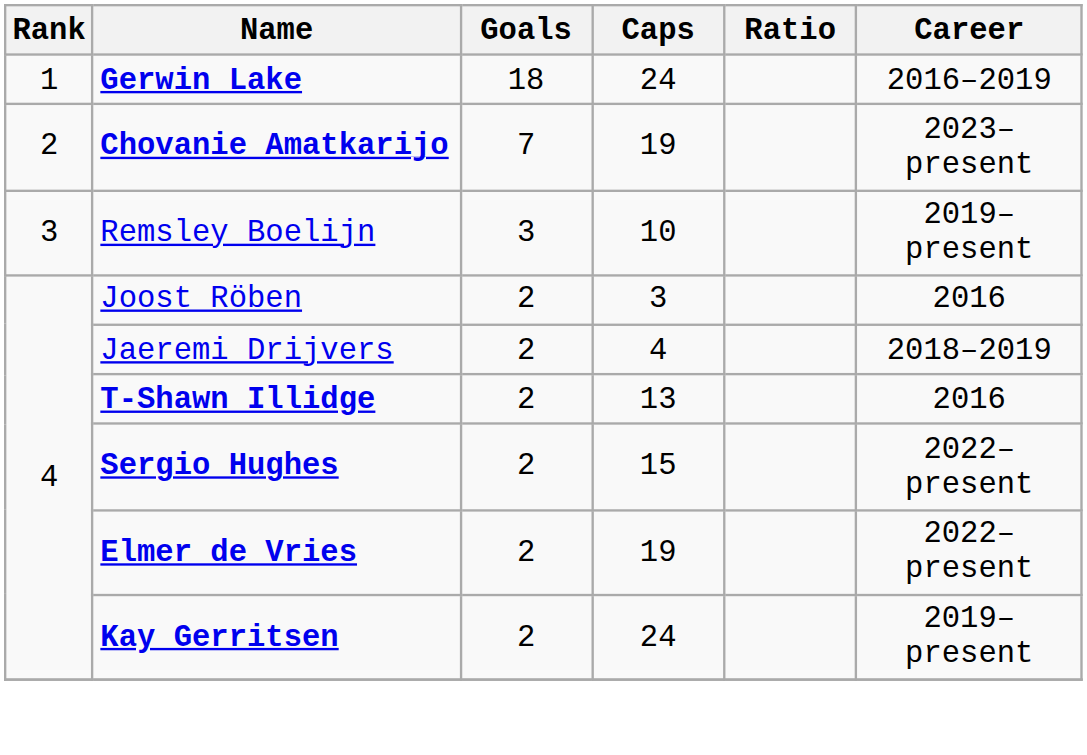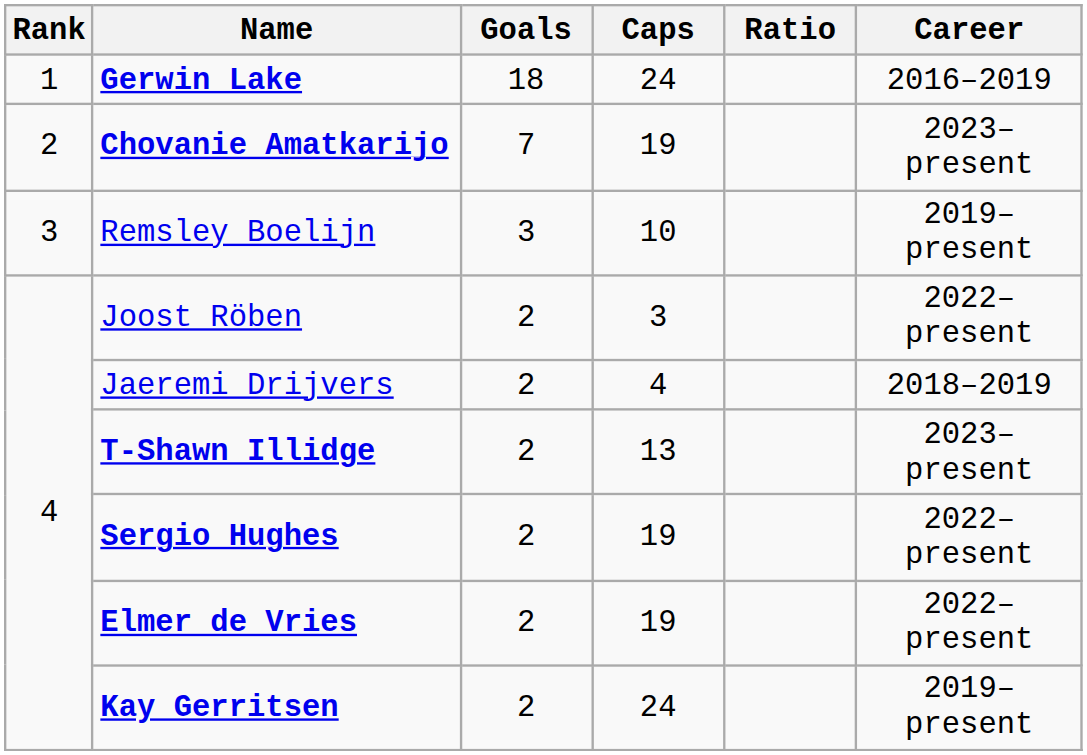(969, 300) 2016 -> (969, 317) 2022–present
(969, 399) 2016 -> (969, 452) 2023–present
(658, 467) 15 -> (658, 537) 19
